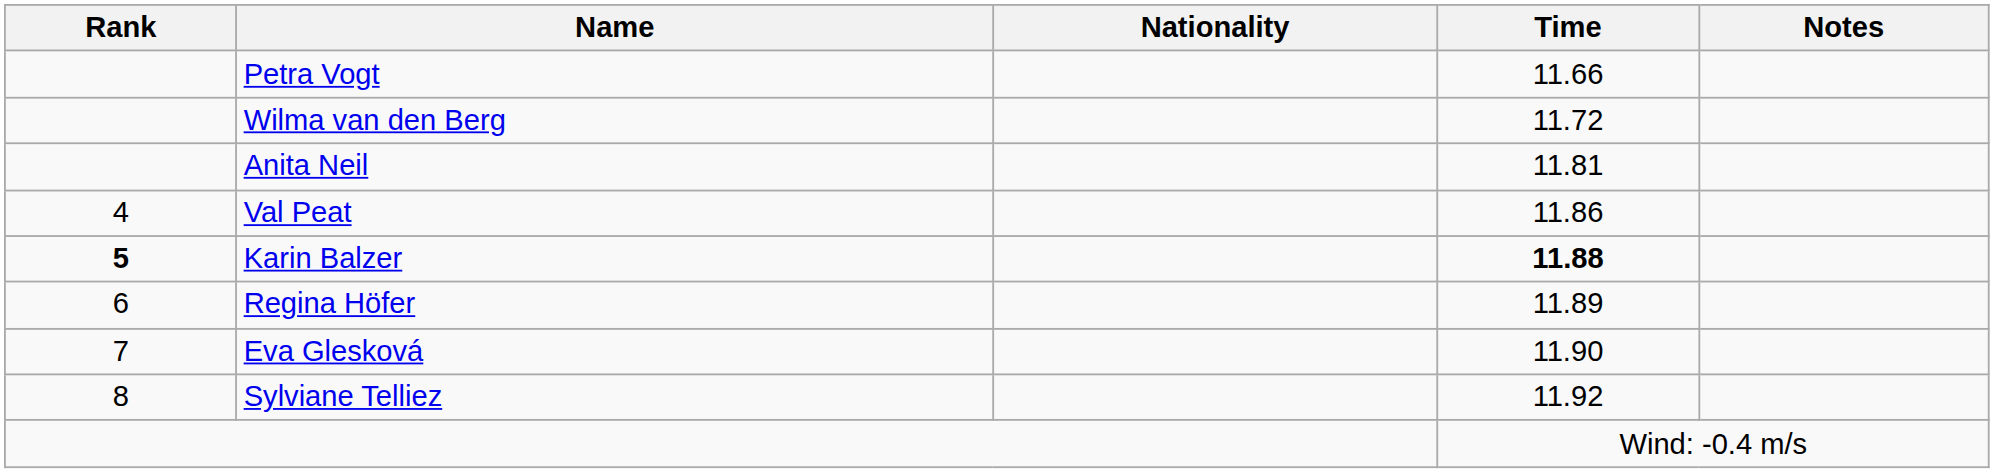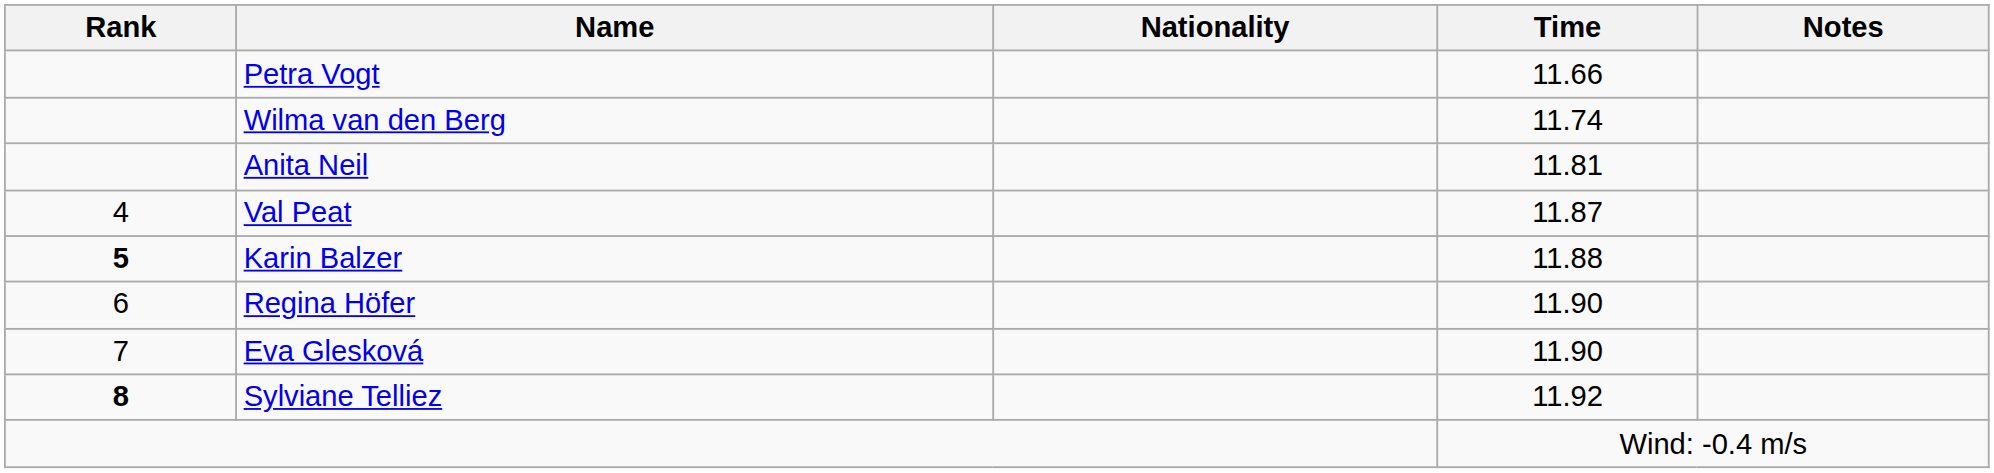(1568, 119) 11.72 -> (1568, 119) 11.74
(1568, 212) 11.86 -> (1568, 212) 11.87
(1568, 258) bold -> (1568, 258) normal
(1568, 304) 11.89 -> (1568, 304) 11.90
(121, 397) normal -> (121, 397) bold
